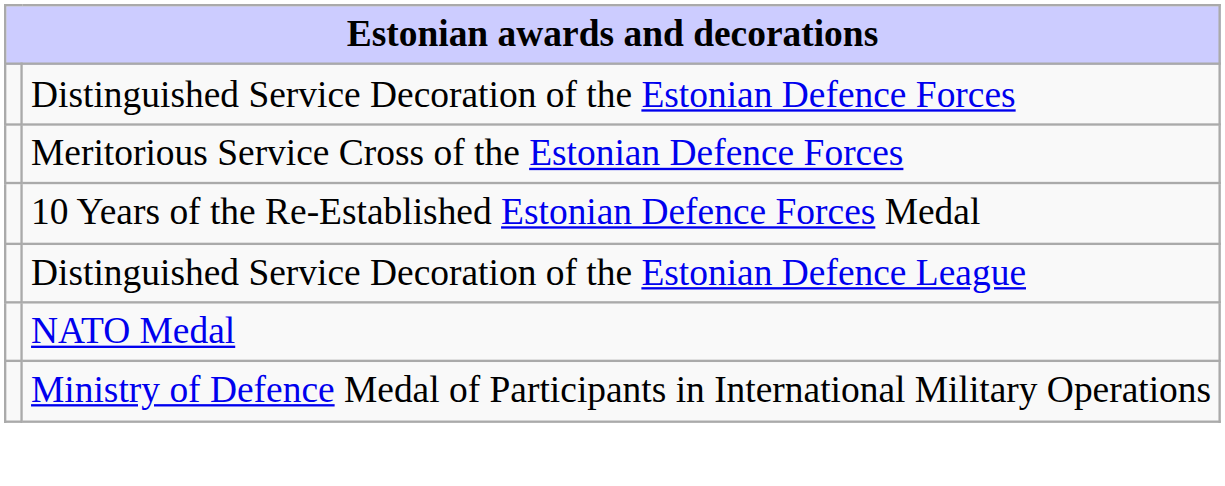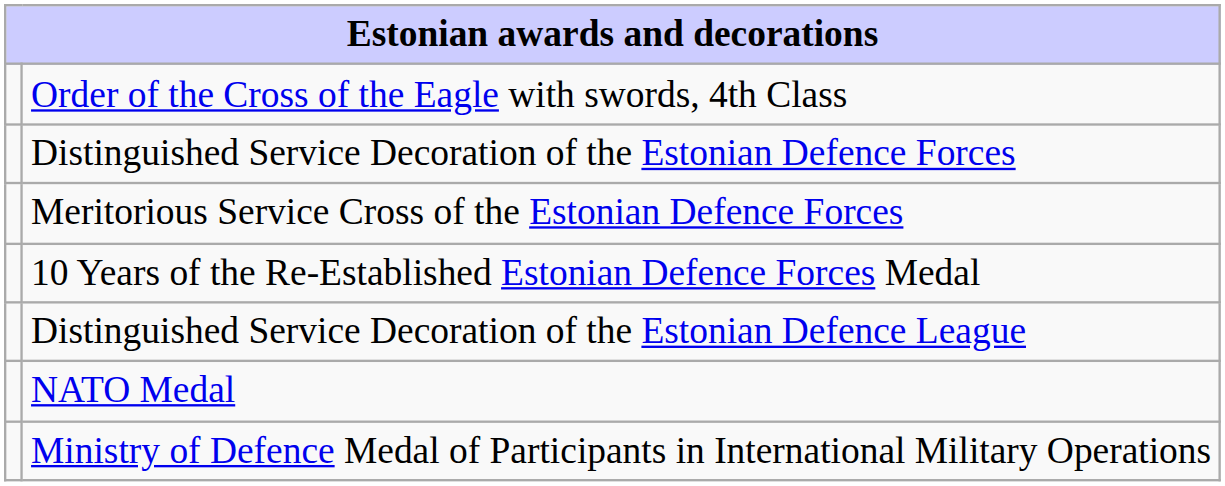+ row: (439, 93)
